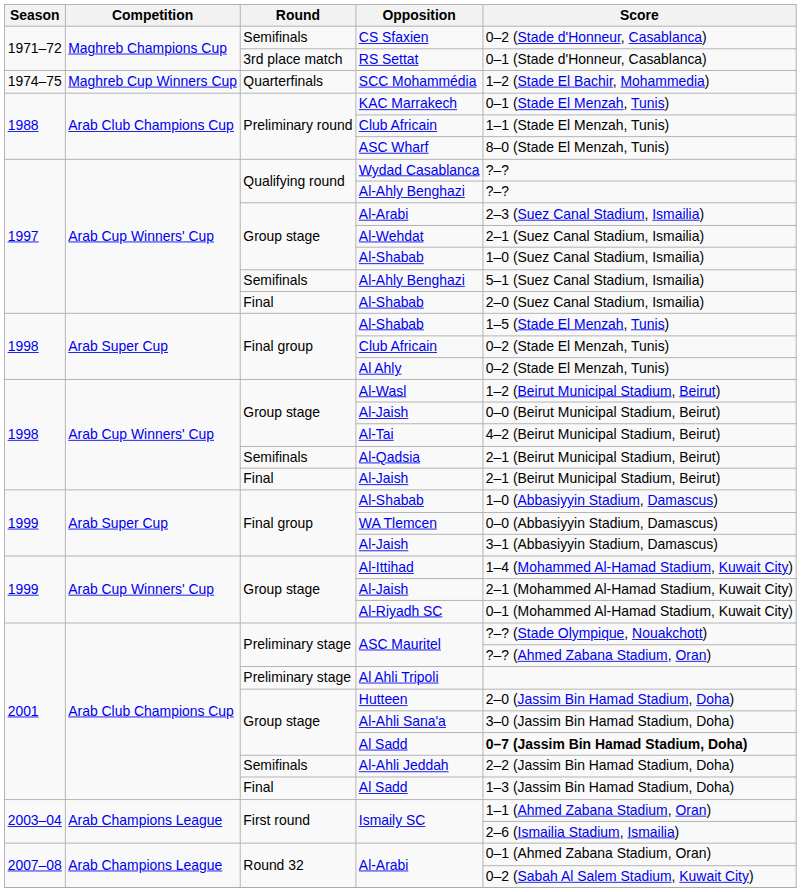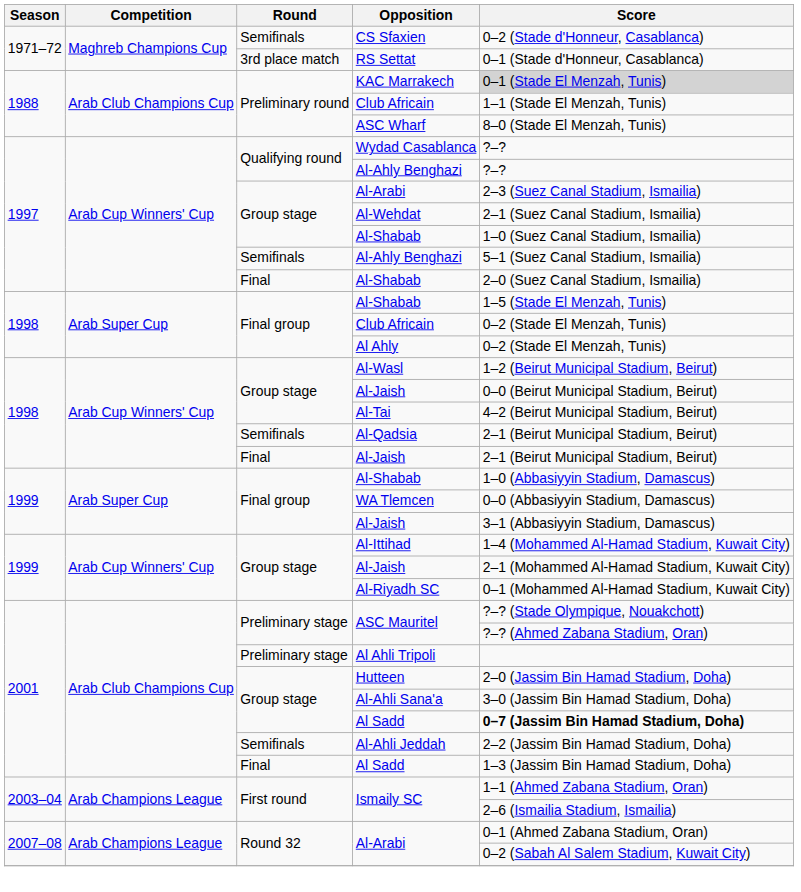- row: (283, 81)
(578, 103) no background -> (574, 81) lightgrey background
